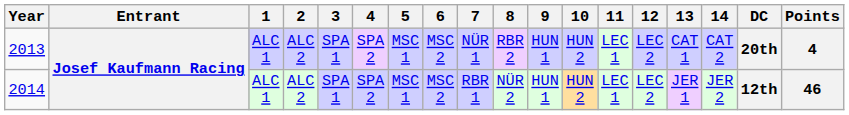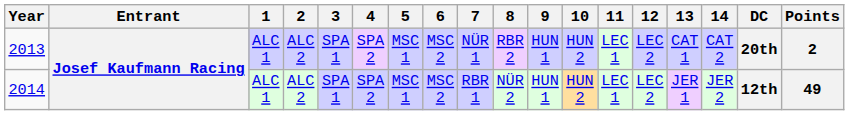(812, 49) 4 -> (812, 49) 2
(812, 90) 46 -> (812, 90) 49
